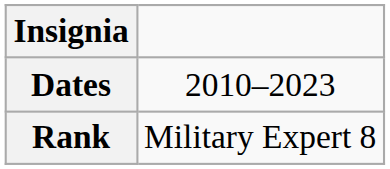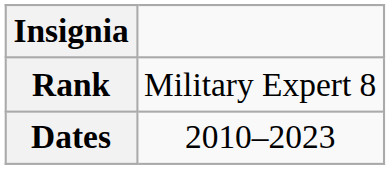rows swapped: (71, 137) <-> (71, 84)
